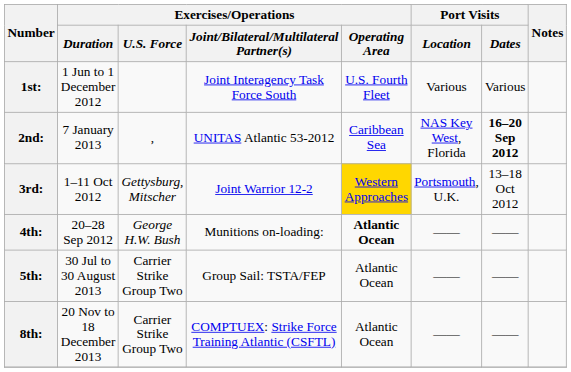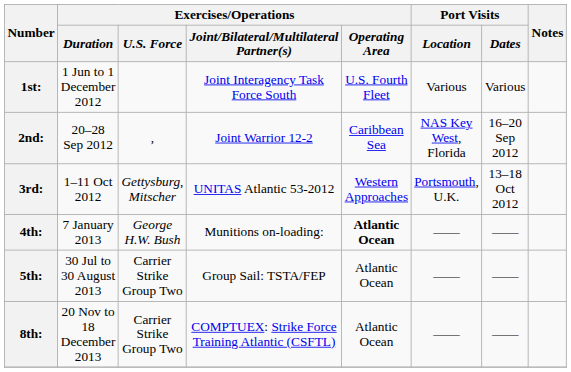(88, 137) 7 January 2013 -> (88, 137) 20–28 Sep 2012
(264, 137) UNITAS Atlantic 53-2012 -> (264, 137) Joint Warrior 12-2
(505, 137) bold -> (505, 137) normal
(264, 188) Joint Warrior 12-2 -> (264, 188) UNITAS Atlantic 53-2012
(376, 188) gold background -> (376, 188) no background
(88, 232) 20–28 Sep 2012 -> (88, 232) 7 January 2013
